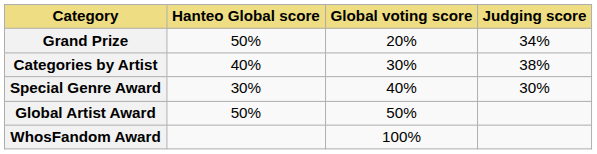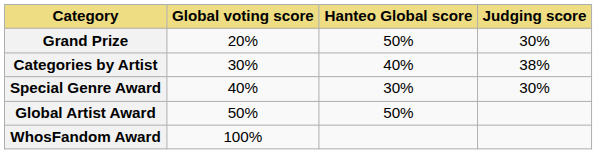columns swapped: (246, 16) <-> (401, 16)
(535, 40) 34% -> (535, 40) 30%
